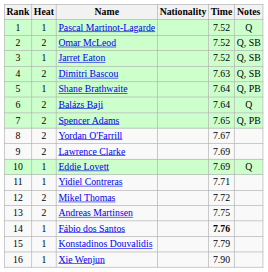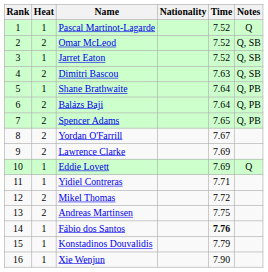(249, 105) Q -> (249, 105) Q, PB
